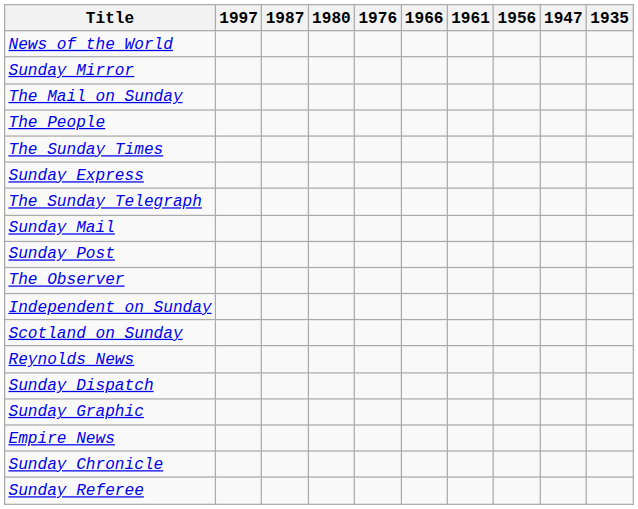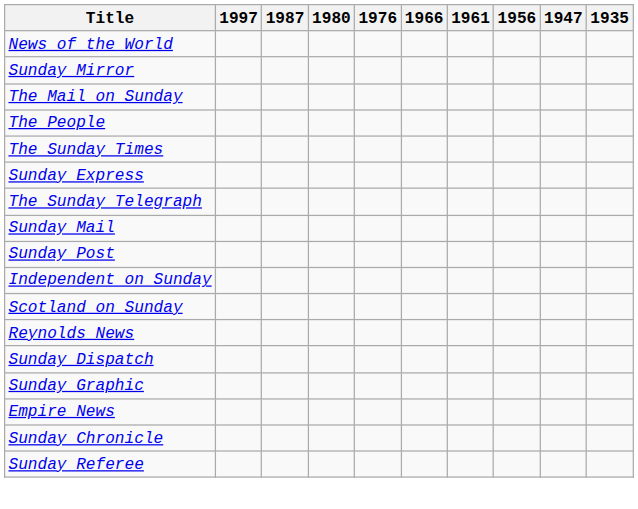- row: (67, 280)
